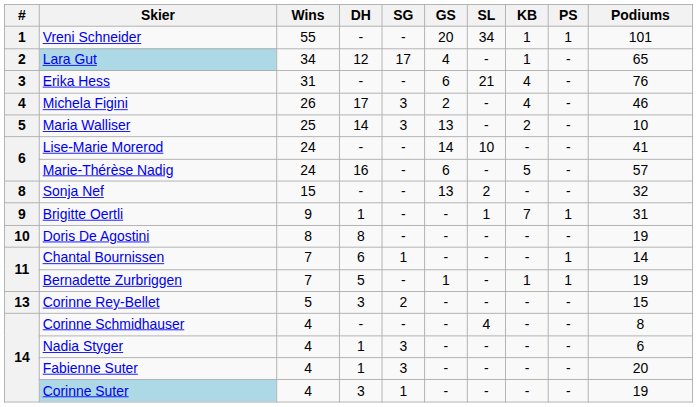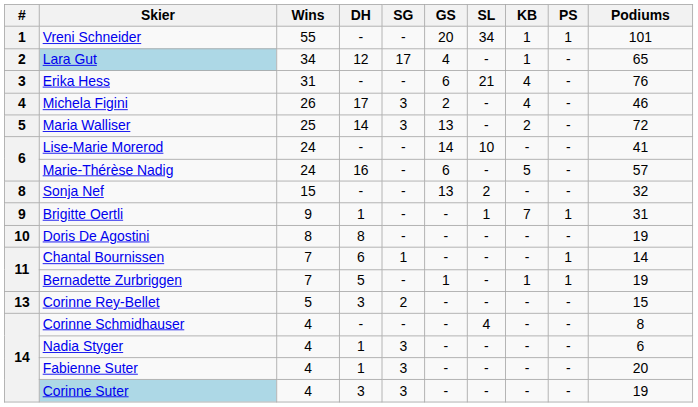(640, 125) 10 -> (640, 125) 72
(403, 390) 1 -> (403, 390) 3
